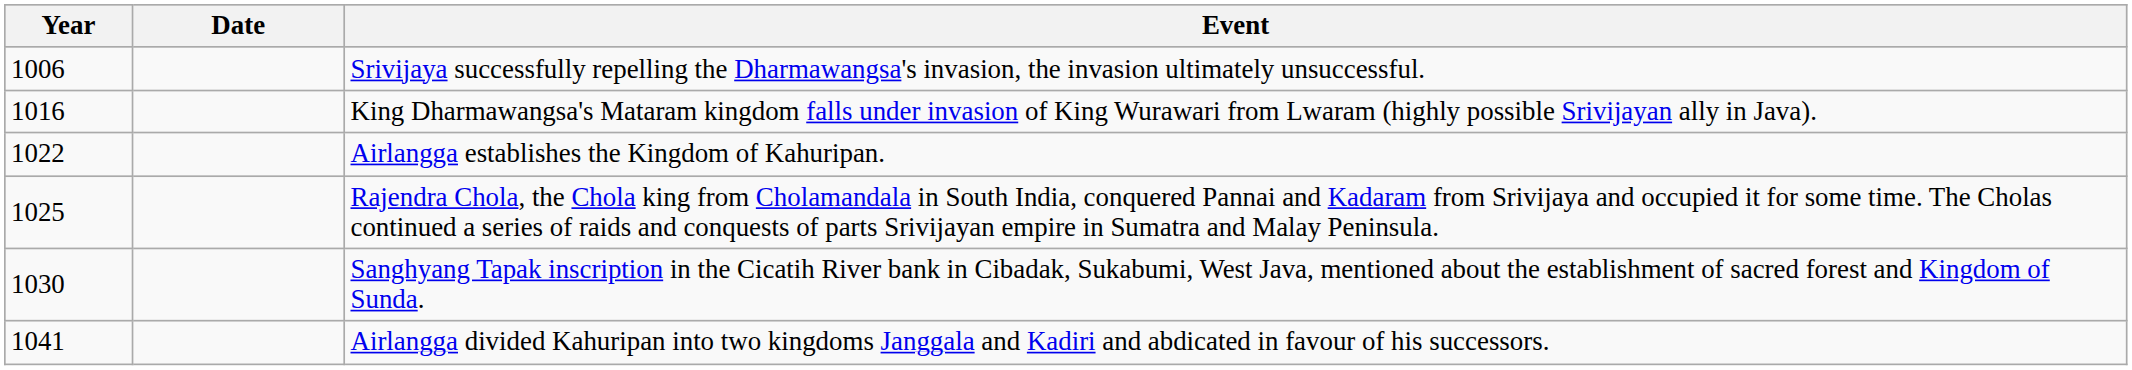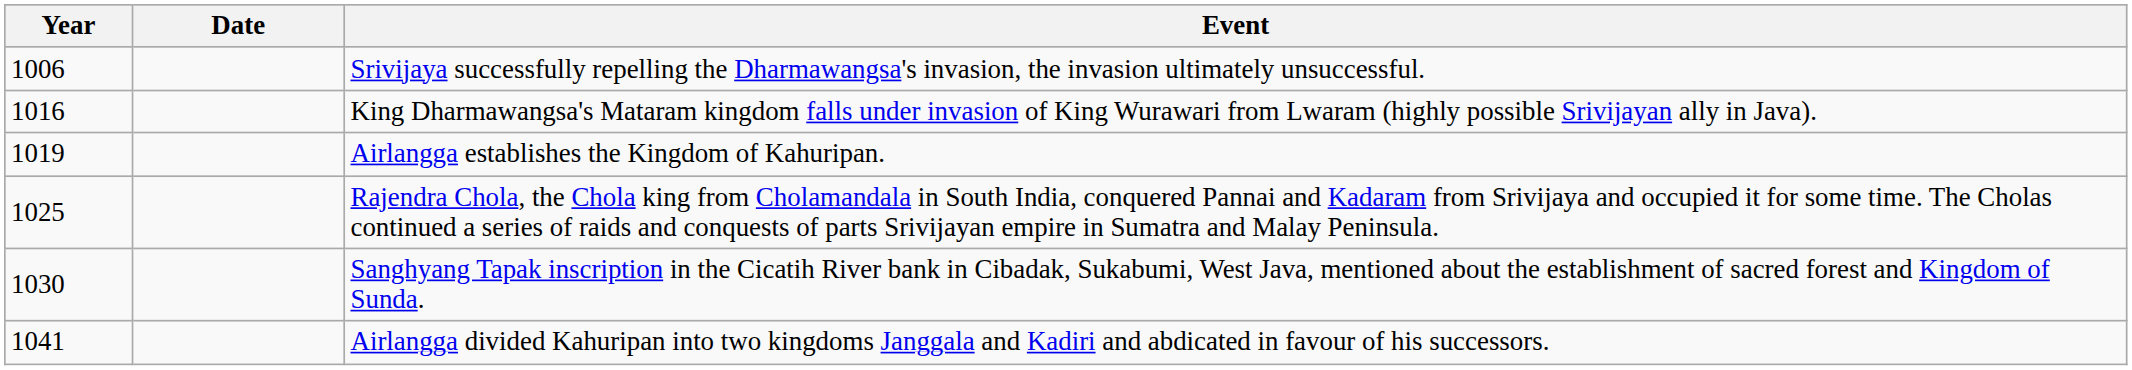(38, 153) 1022 -> (38, 153) 1019
